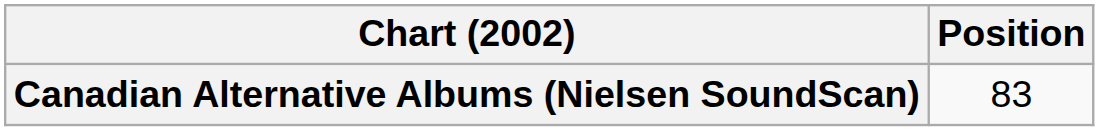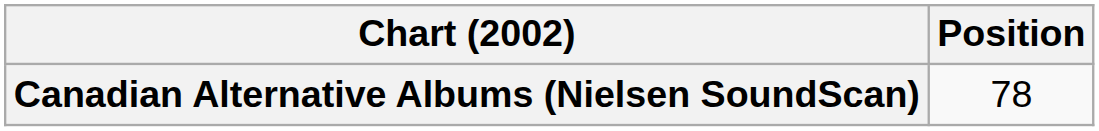(1011, 93) 83 -> (1011, 93) 78
